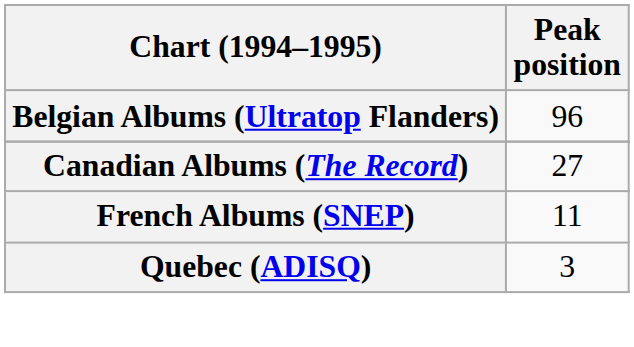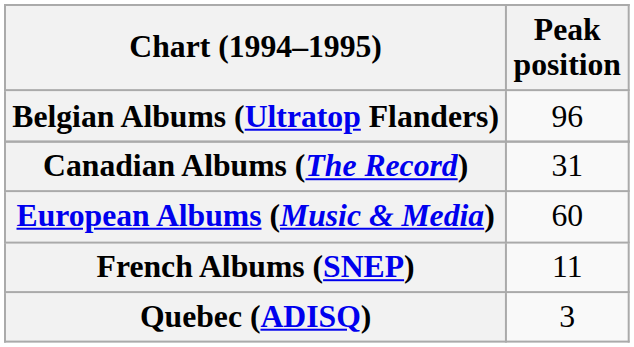(567, 165) 27 -> (567, 165) 31
+ row: (256, 215)
